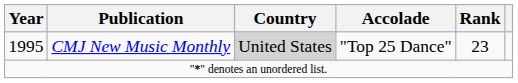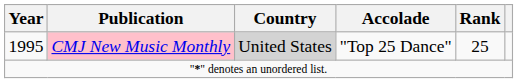(141, 45) no background -> (141, 45) pink background
(480, 45) 23 -> (480, 45) 25
